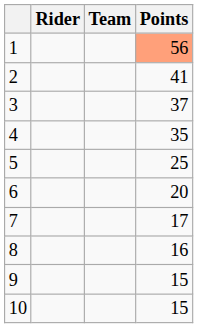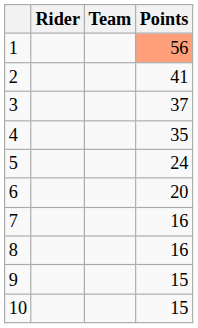(179, 163) 25 -> (179, 163) 24
(179, 221) 17 -> (179, 221) 16
